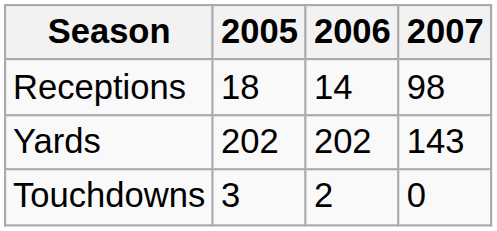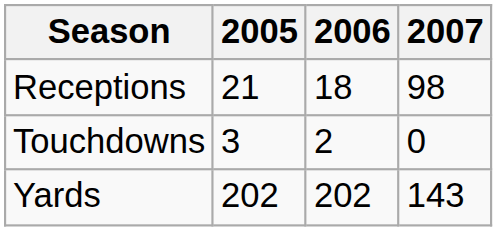(240, 86) 18 -> (240, 86) 21
(333, 86) 14 -> (333, 86) 18
rows swapped: (57, 141) <-> (109, 196)
